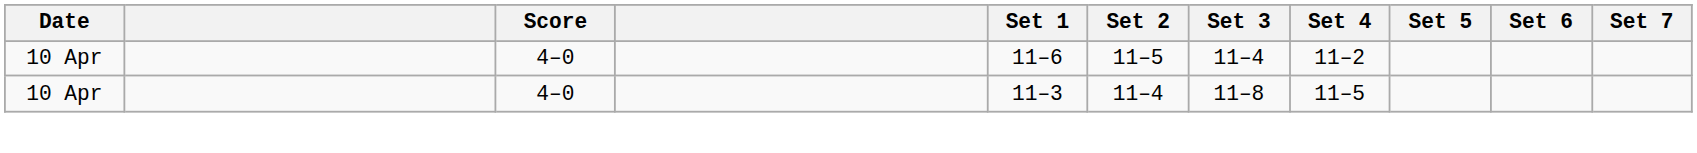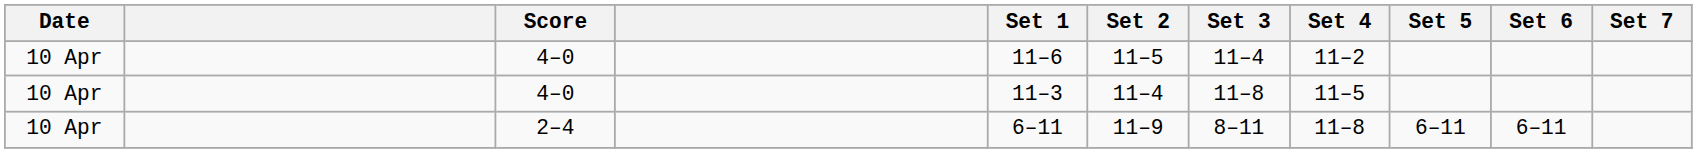+ row: (64, 129)
